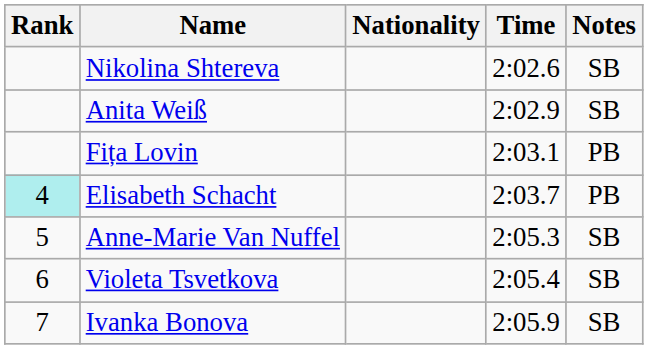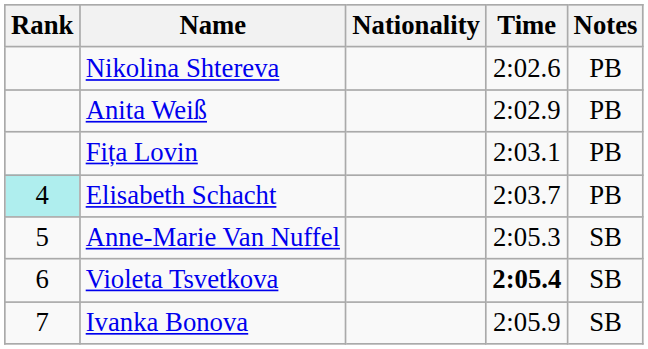(604, 68) SB -> (606, 68) PB
(604, 110) SB -> (606, 110) PB
(526, 279) normal -> (527, 279) bold
